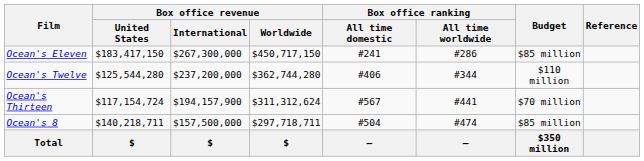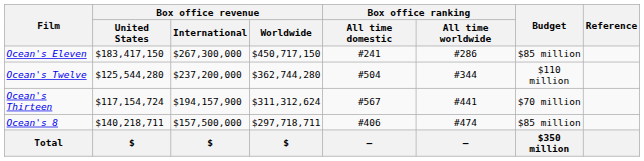(369, 75) #406 -> (369, 75) #504
(369, 122) #504 -> (369, 122) #406
